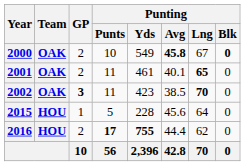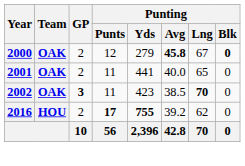(110, 53) 10 -> (110, 53) 12
(145, 53) 549 -> (145, 53) 279
(145, 72) 461 -> (145, 72) 441
(175, 72) 40.1 -> (175, 72) 40.0
(202, 72) bold -> (202, 72) normal
- row: (20, 111)
(175, 131) 44.4 -> (175, 111) 39.2
